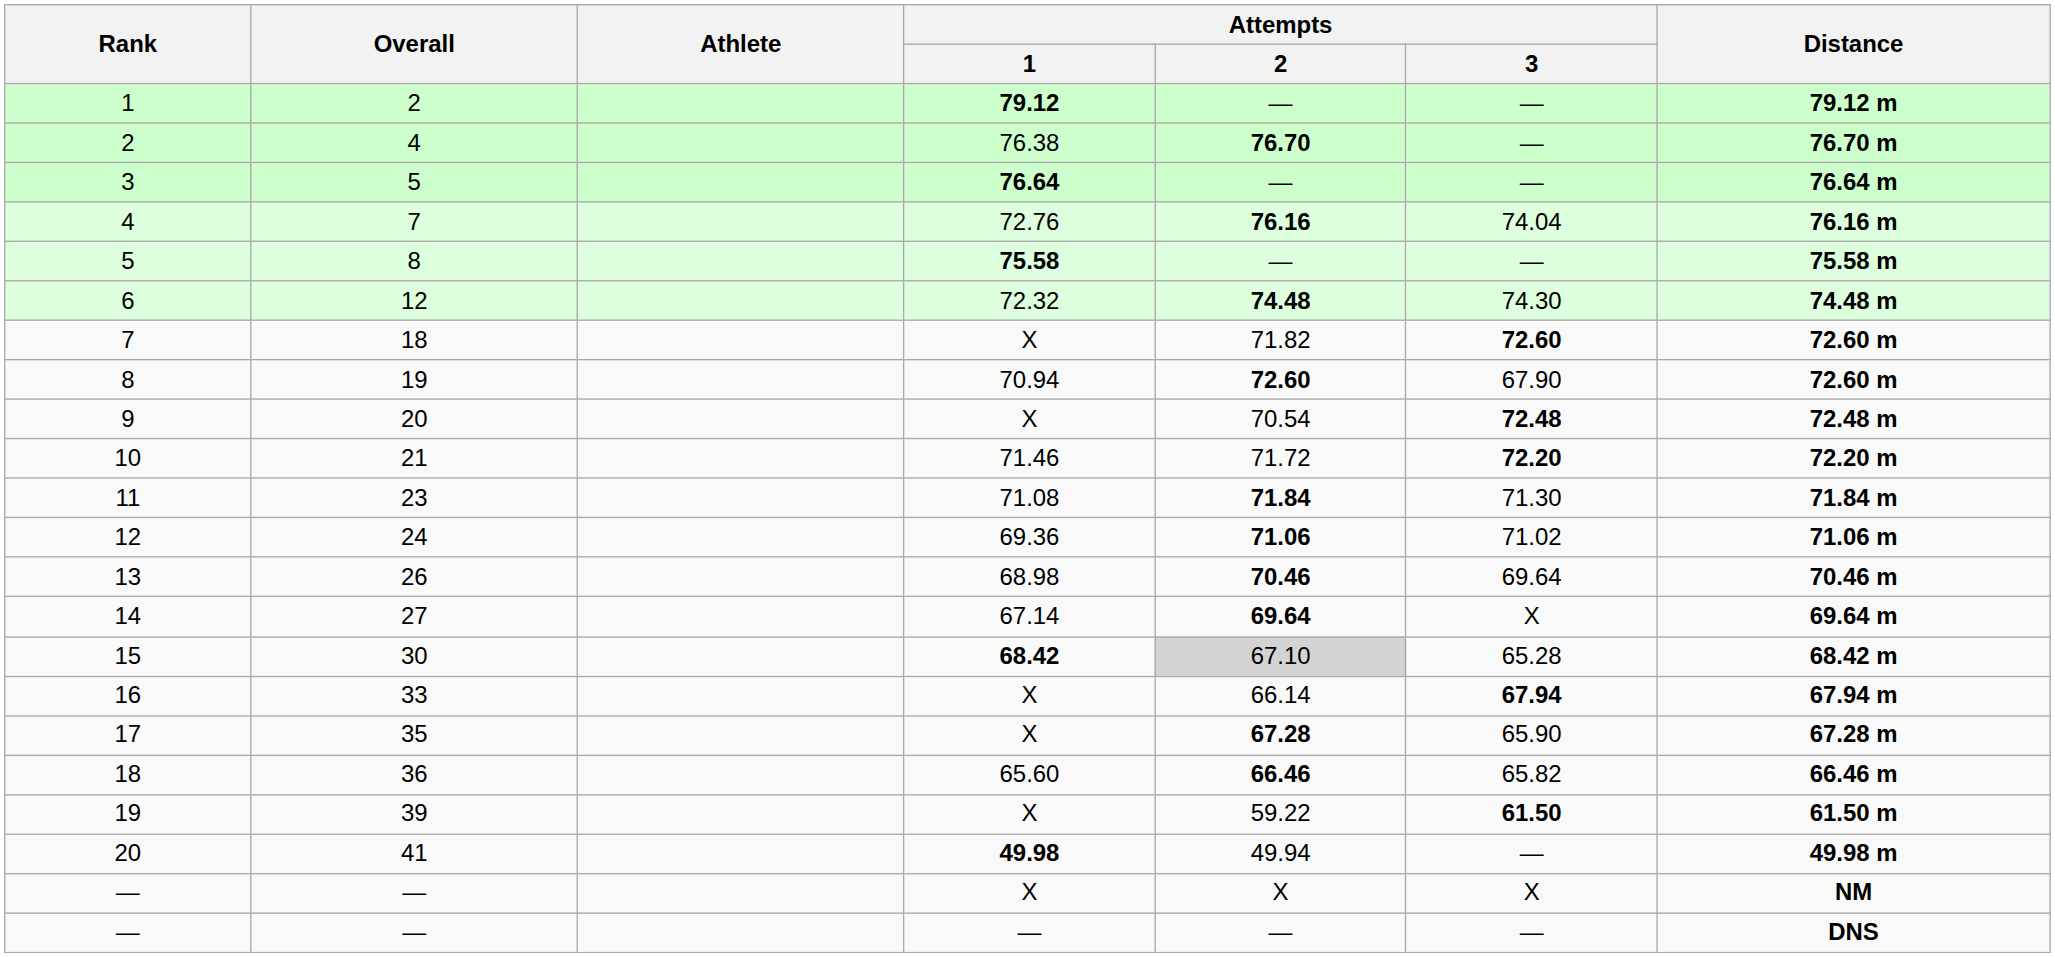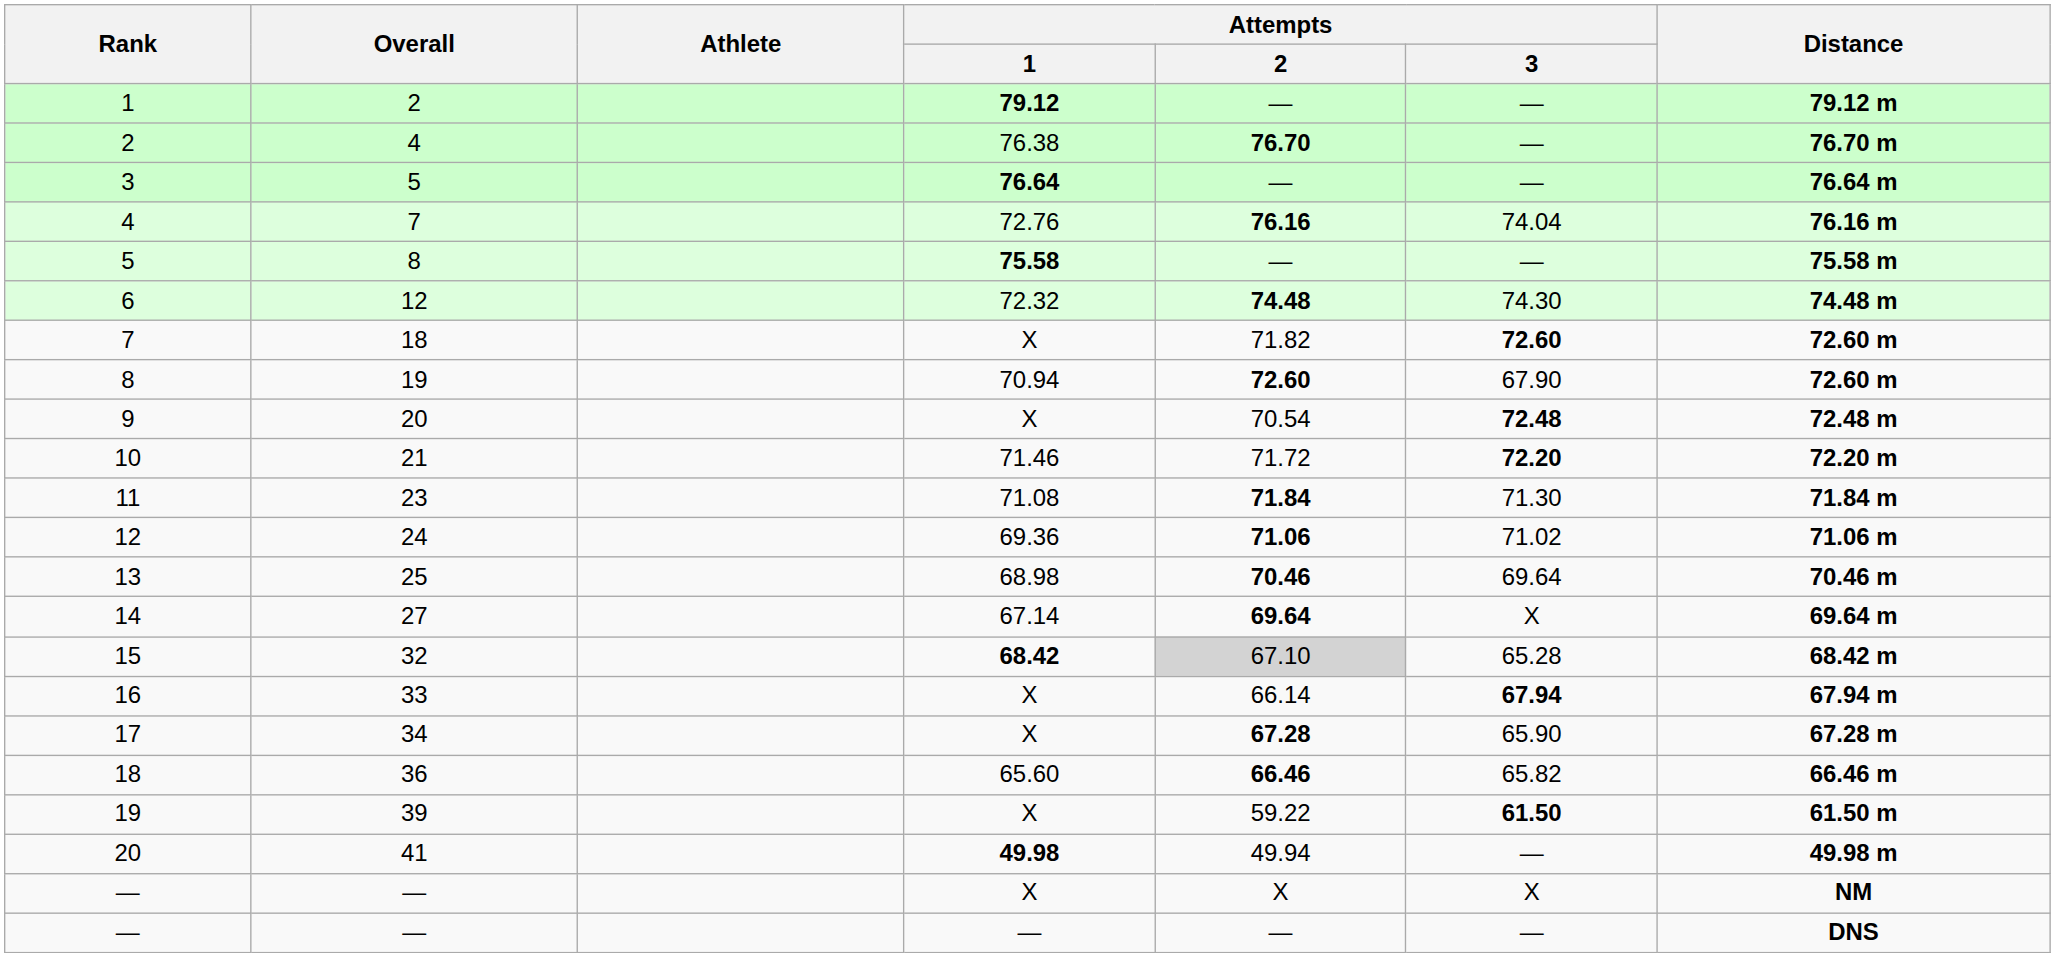(414, 576) 26 -> (414, 576) 25
(414, 655) 30 -> (414, 655) 32
(414, 734) 35 -> (414, 734) 34
